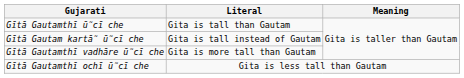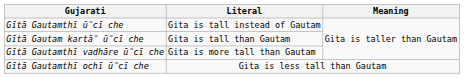(229, 25) Gita is tall than Gautam -> (244, 25) Gita is tall instead of Gautam
(244, 39) Gita is tall instead of Gautam -> (229, 39) Gita is tall than Gautam
